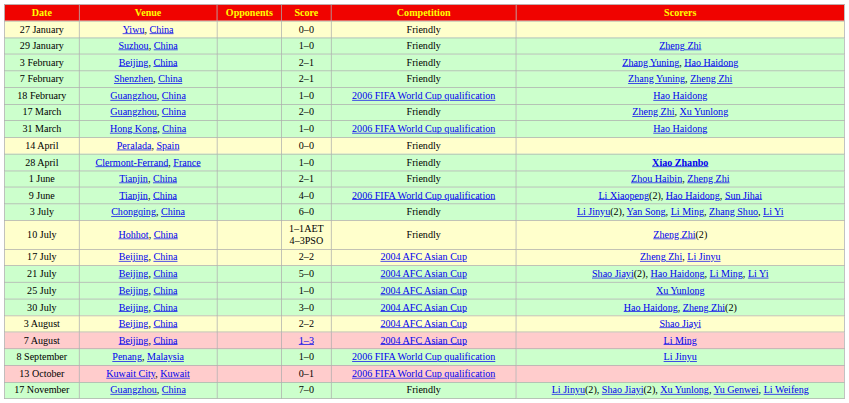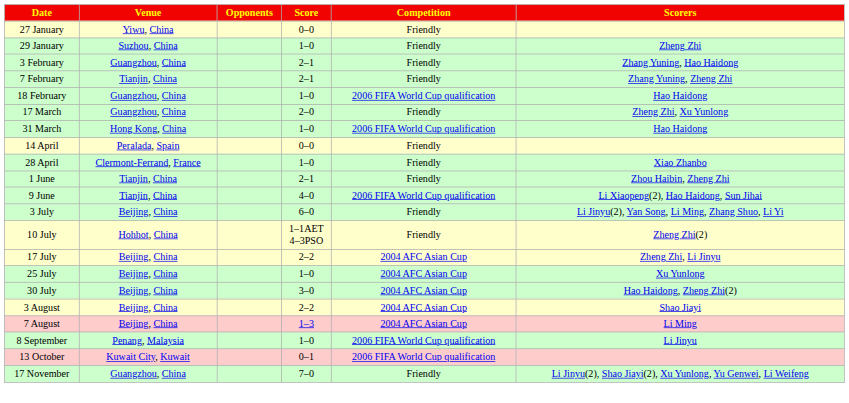(148, 63) Beijing, China -> (148, 63) Guangzhou, China
(148, 79) Shenzhen, China -> (148, 79) Tianjin, China
(680, 162) bold -> (680, 162) normal
(148, 212) Chongqing, China -> (148, 212) Beijing, China
- row: (42, 274)
